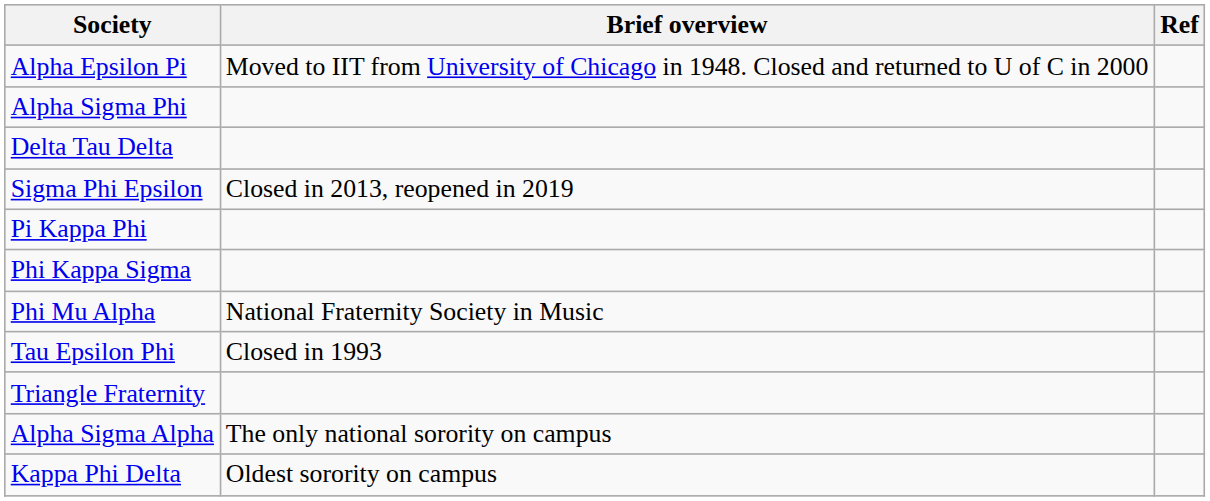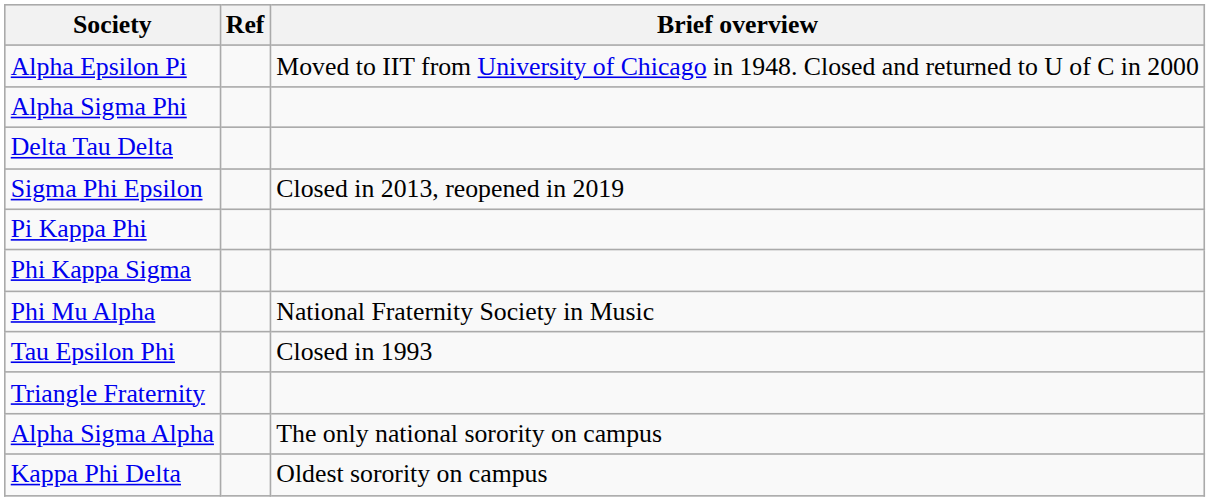columns swapped: (687, 24) <-> (1179, 24)
